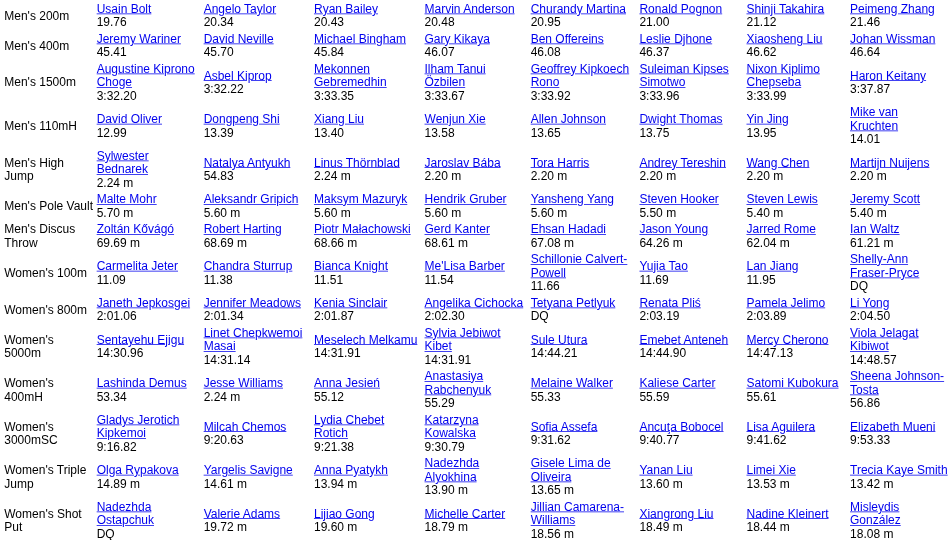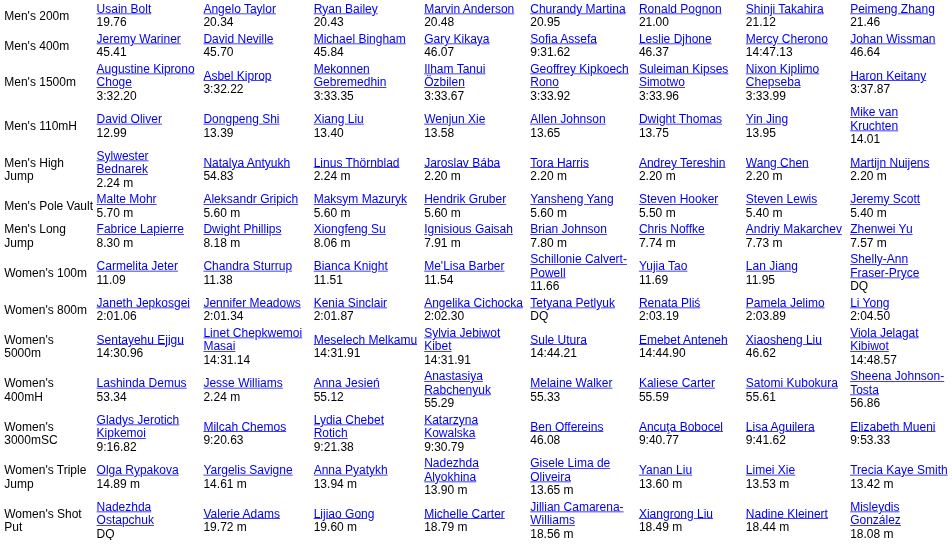(567, 45) Ben Offereins 46.08 -> (564, 45) Sofia Assefa 9:31.62
(785, 45) Xiaosheng Liu 46.62 -> (787, 45) Mercy Cherono 14:47.13
+ row: (35, 236)
- row: (40, 236)
(787, 346) Mercy Cherono 14:47.13 -> (784, 346) Xiaosheng Liu 46.62
(564, 433) Sofia Assefa 9:31.62 -> (567, 433) Ben Offereins 46.08
